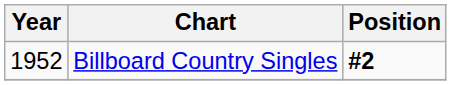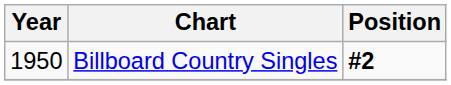(36, 60) 1952 -> (36, 60) 1950
